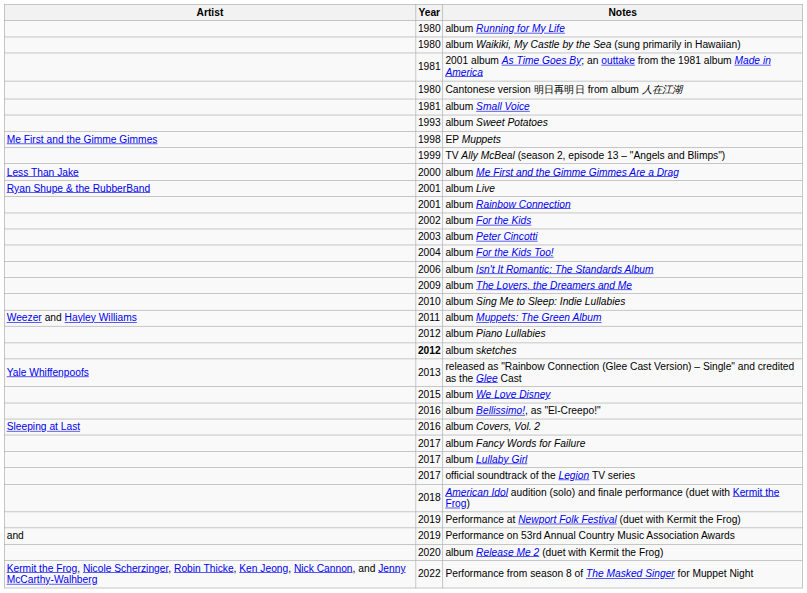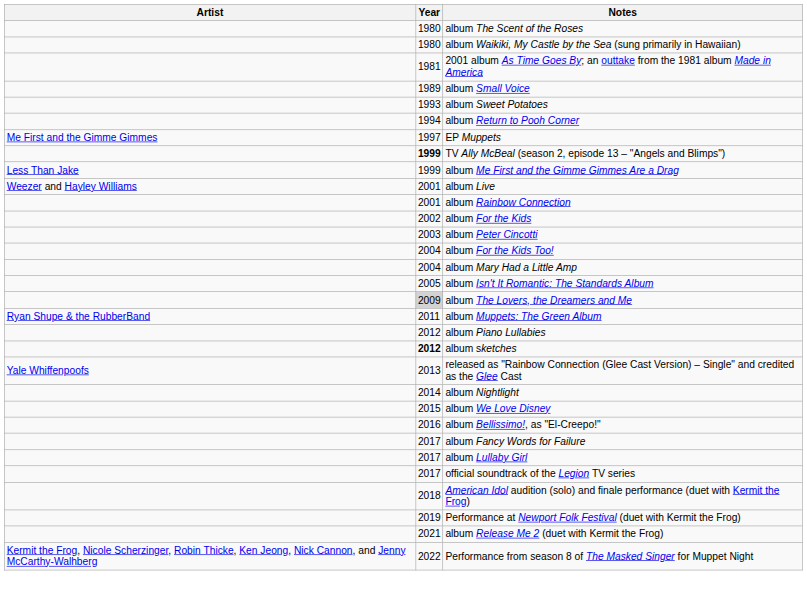- row: (505, 28)
+ row: (514, 28)
- row: (564, 89)
(429, 107) 1981 -> (429, 89) 1989
+ row: (512, 121)
(429, 139) 1998 -> (429, 137) 1997
(429, 155) normal -> (429, 154) bold
(429, 172) 2000 -> (429, 170) 1999
(78, 188) Ryan Shupe & the RubberBand -> (72, 186) Weezer and Hayley Williams
+ row: (511, 267)
(429, 269) 2006 -> (429, 283) 2005
(429, 285) no background -> (429, 300) lightgrey background
- row: (535, 302)
(72, 318) Weezer and Hayley Williams -> (78, 316) Ryan Shupe & the RubberBand
+ row: (482, 392)
- row: (493, 427)
- row: (590, 536)
(429, 552) 2020 -> (429, 534) 2021
